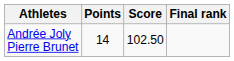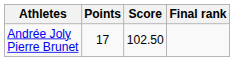(103, 40) 14 -> (103, 40) 17
